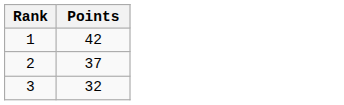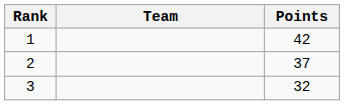+ column: (161, 16)
